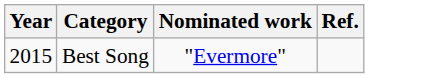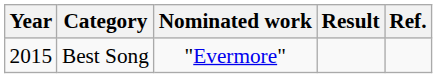+ column: (351, 21)
